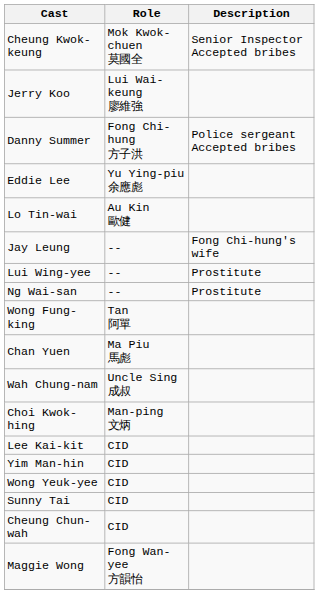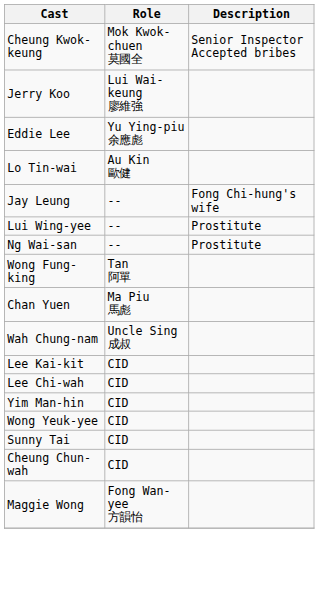- row: (49, 141)
- row: (42, 419)
+ row: (46, 383)
